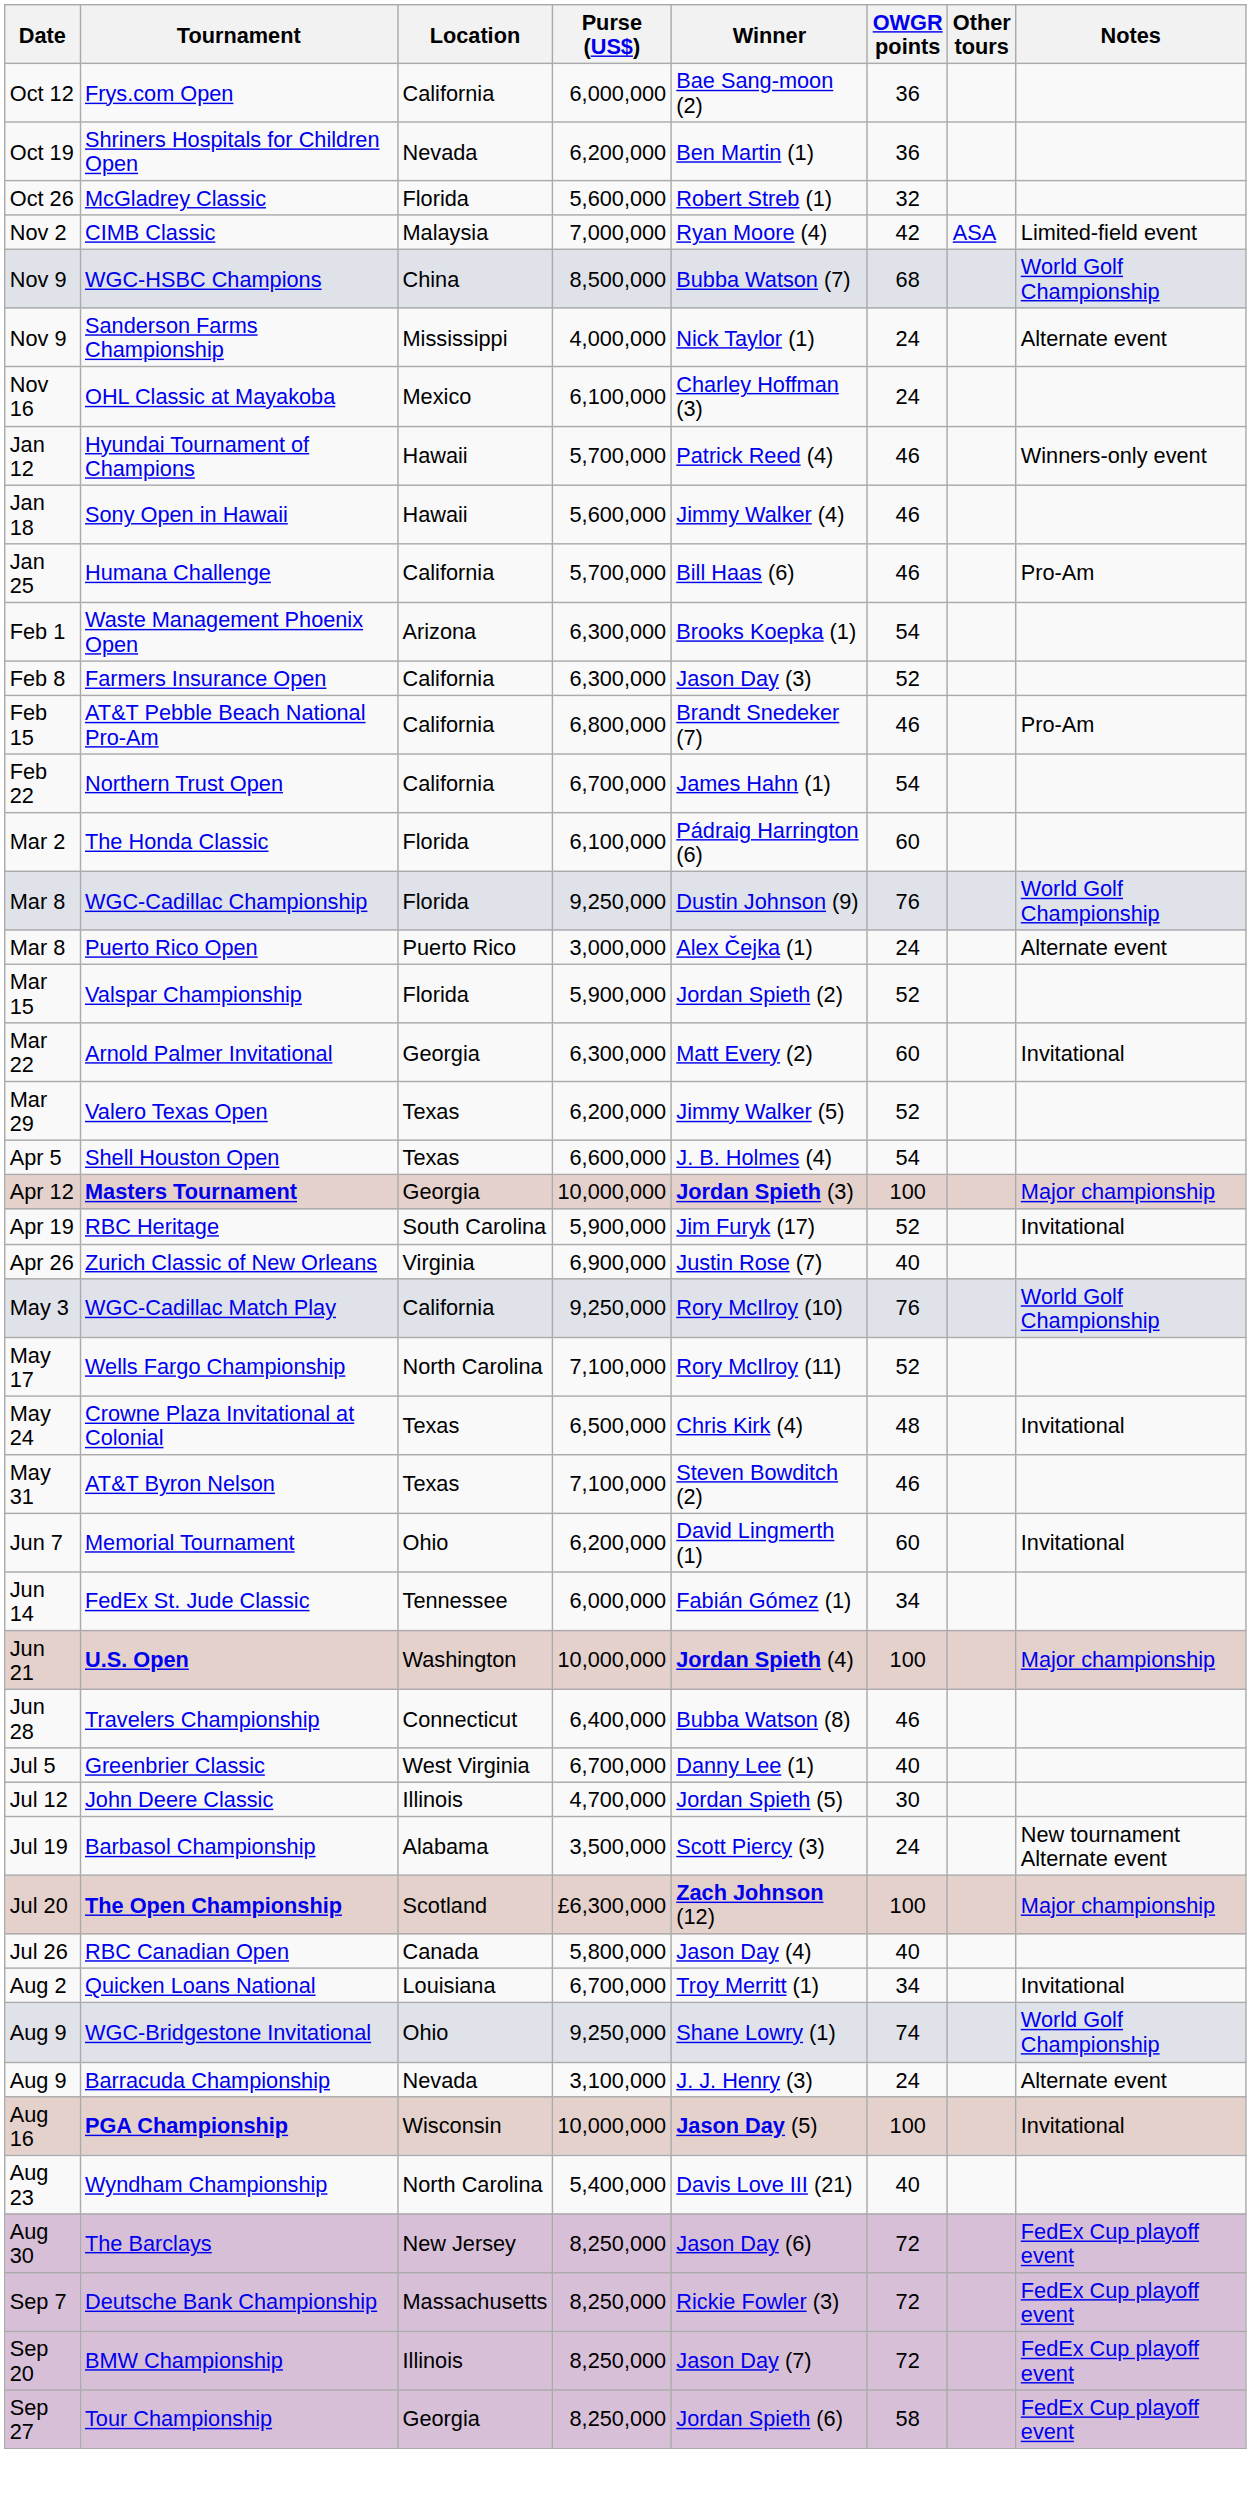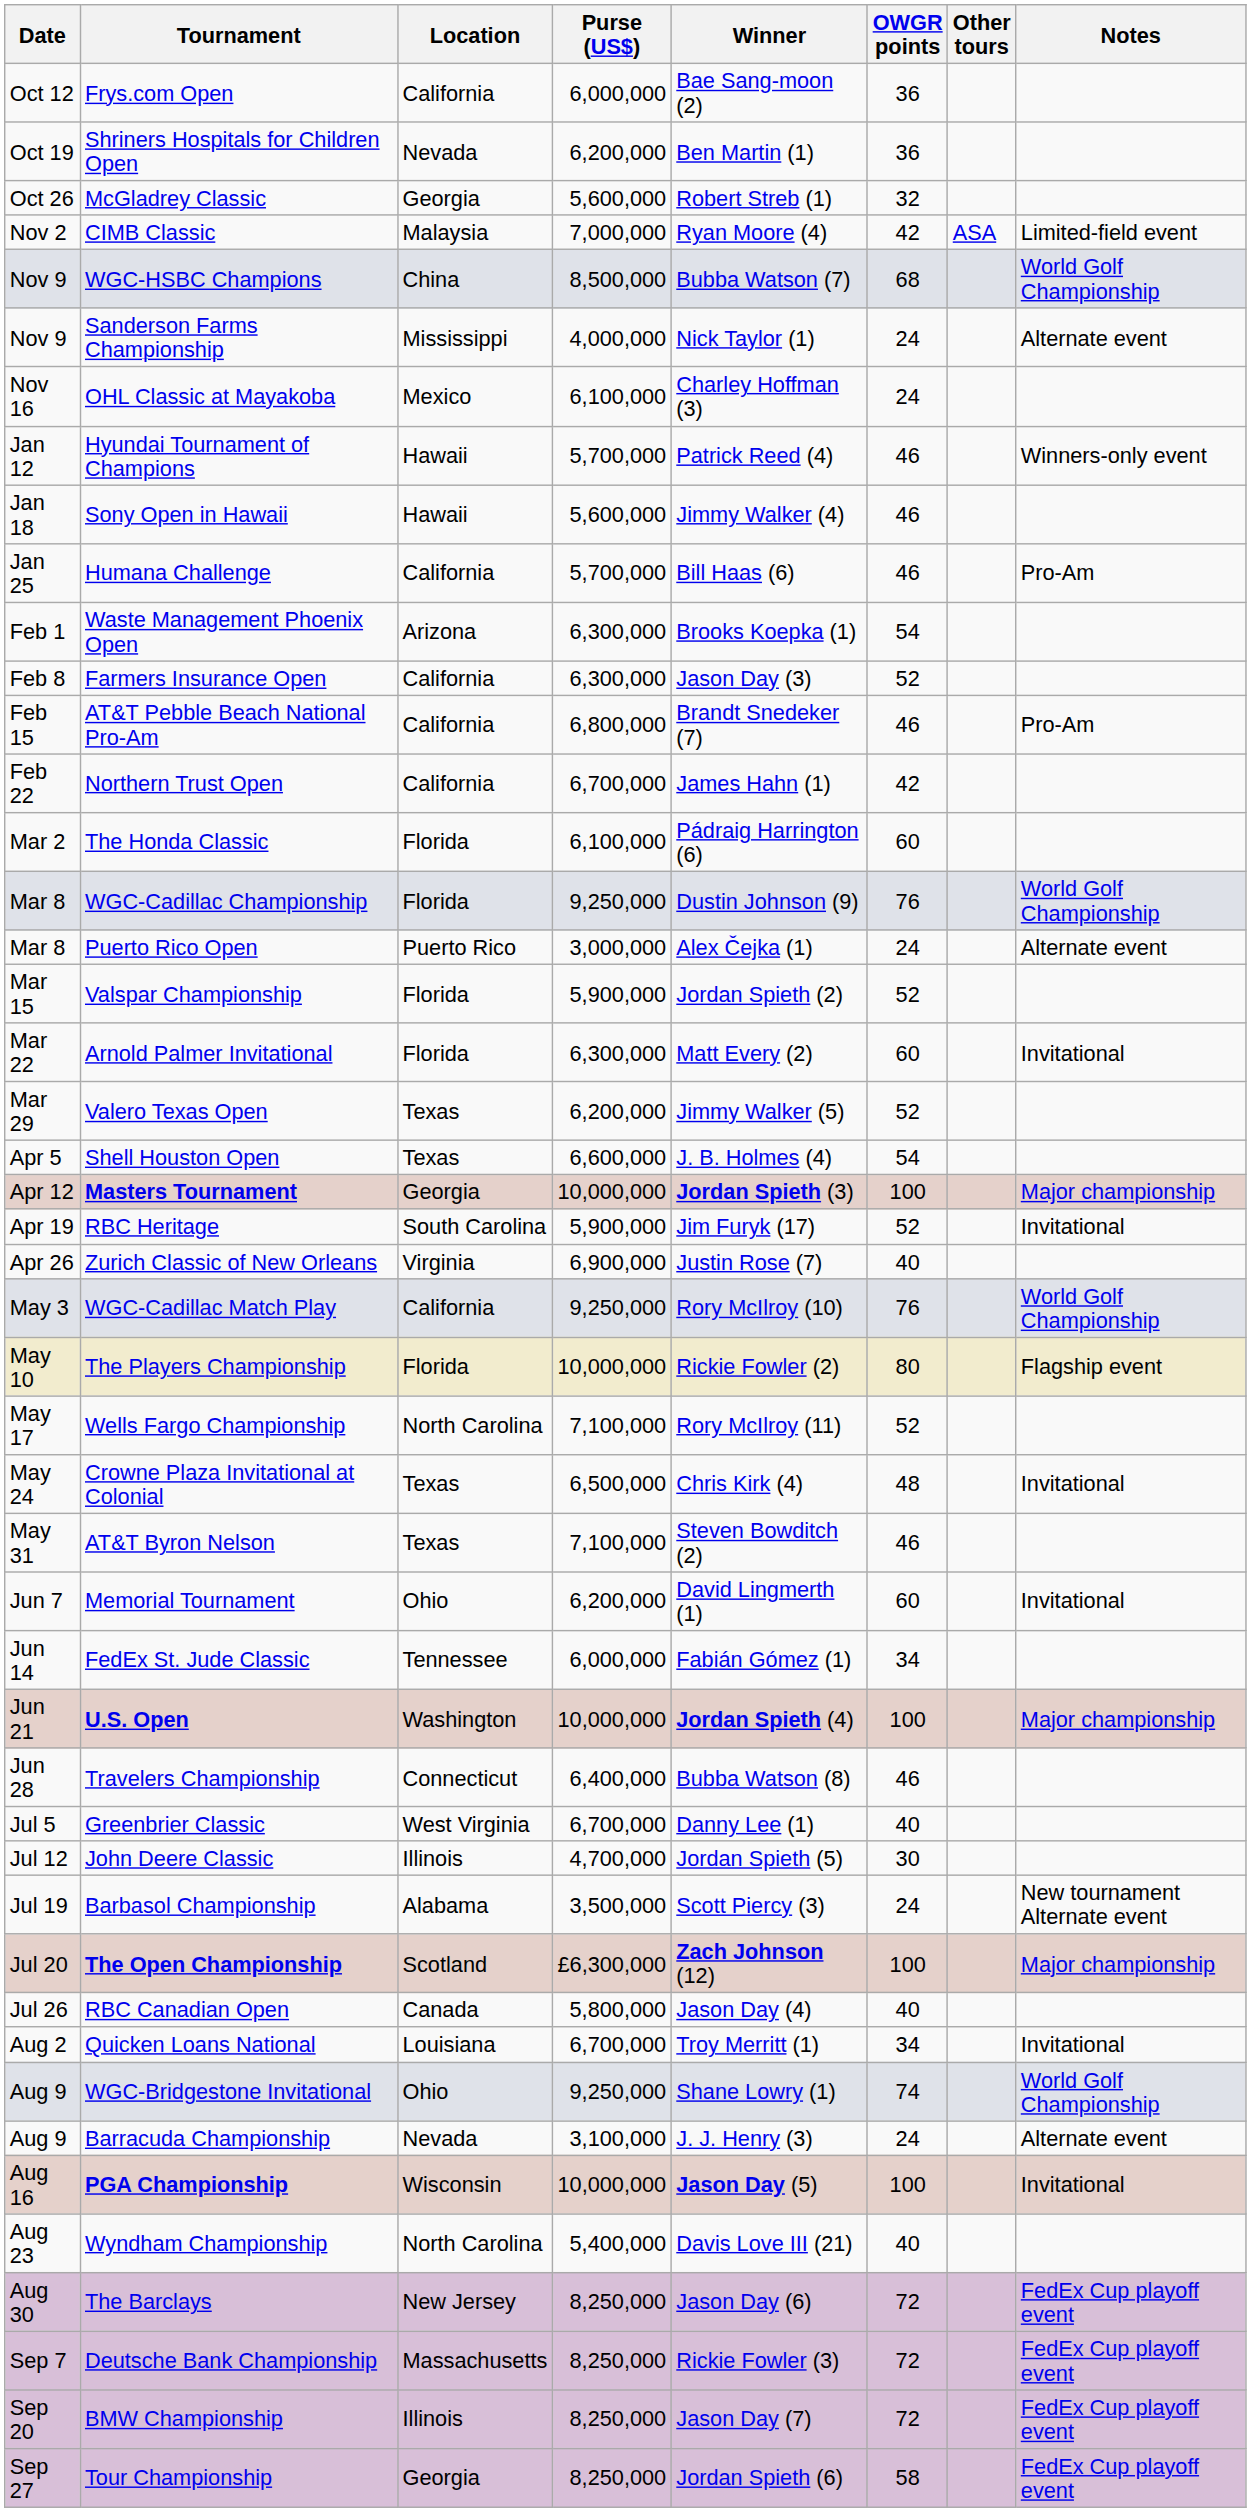(436, 198) Florida -> (441, 198) Georgia
(908, 783) 54 -> (908, 783) 42
(441, 1053) Georgia -> (436, 1053) Florida
+ row: (215, 1366)
